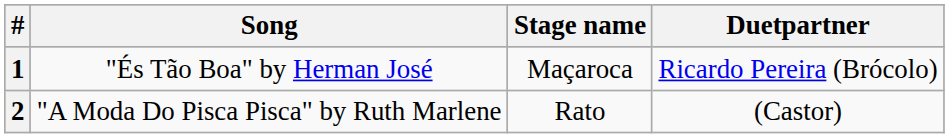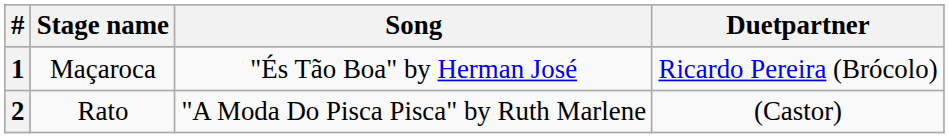columns swapped: (580, 25) <-> (269, 25)
